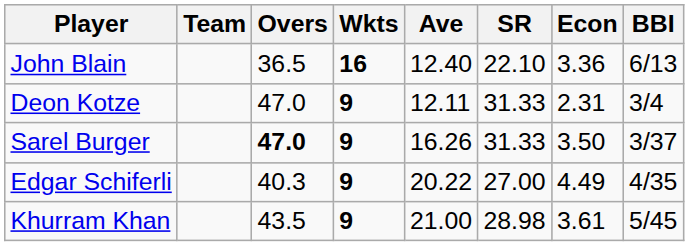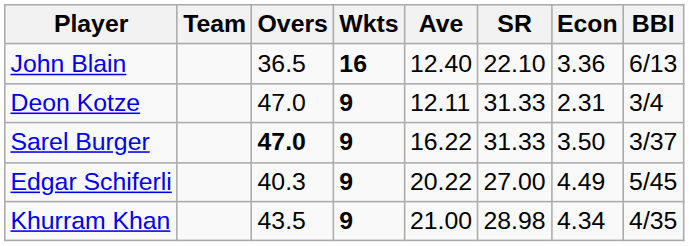(441, 142) 16.26 -> (441, 142) 16.22
(653, 181) 4/35 -> (653, 181) 5/45
(581, 220) 3.61 -> (581, 220) 4.34
(653, 220) 5/45 -> (653, 220) 4/35
